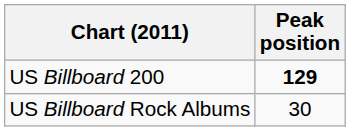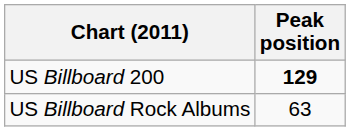(300, 109) 30 -> (300, 109) 63
